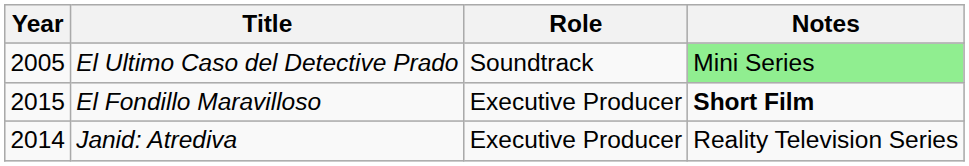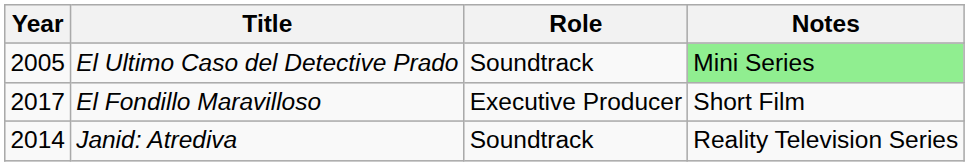(38, 101) 2015 -> (38, 101) 2017
(754, 101) bold -> (749, 101) normal
(576, 140) Executive Producer -> (532, 140) Soundtrack
